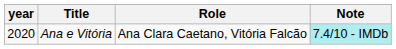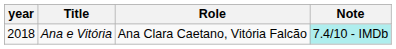(21, 34) 2020 -> (21, 34) 2018
